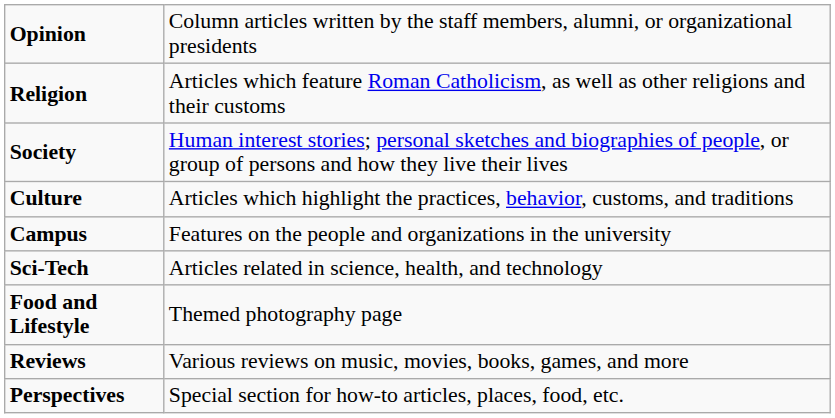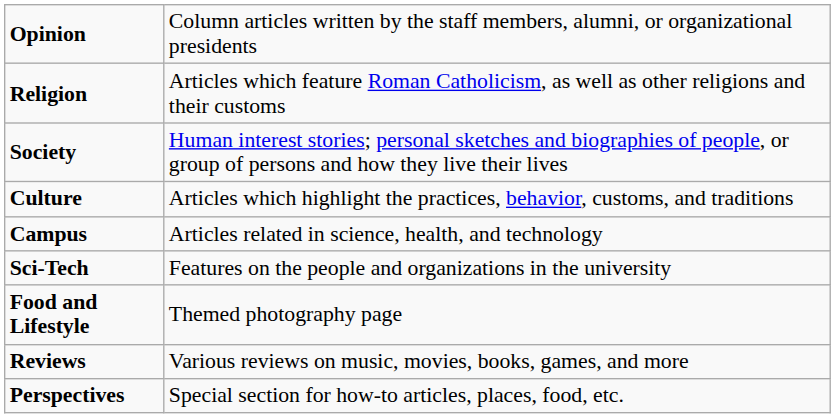(420, 233) Features on the people and organizations in the university -> (386, 233) Articles related in science, health, and technology
(386, 267) Articles related in science, health, and technology -> (420, 267) Features on the people and organizations in the university
